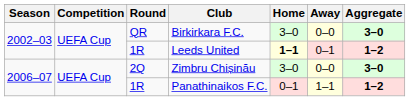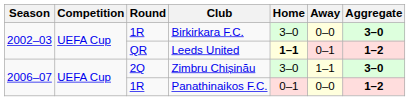(138, 31) QR -> (137, 31) 1R
(137, 50) 1R -> (138, 50) QR
(325, 68) 0–0 -> (325, 68) 1–1
(325, 86) 1–1 -> (325, 86) 0–0
